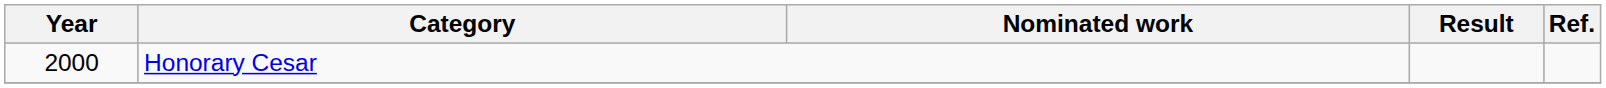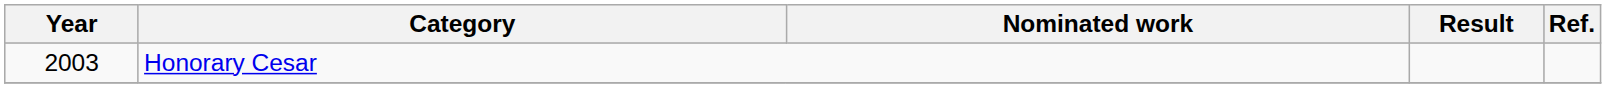(72, 62) 2000 -> (72, 62) 2003
